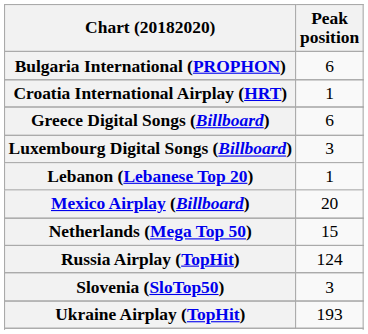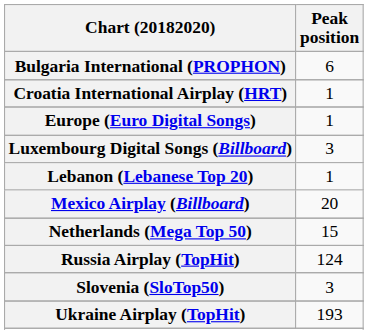+ row: (150, 120)
- row: (150, 120)
